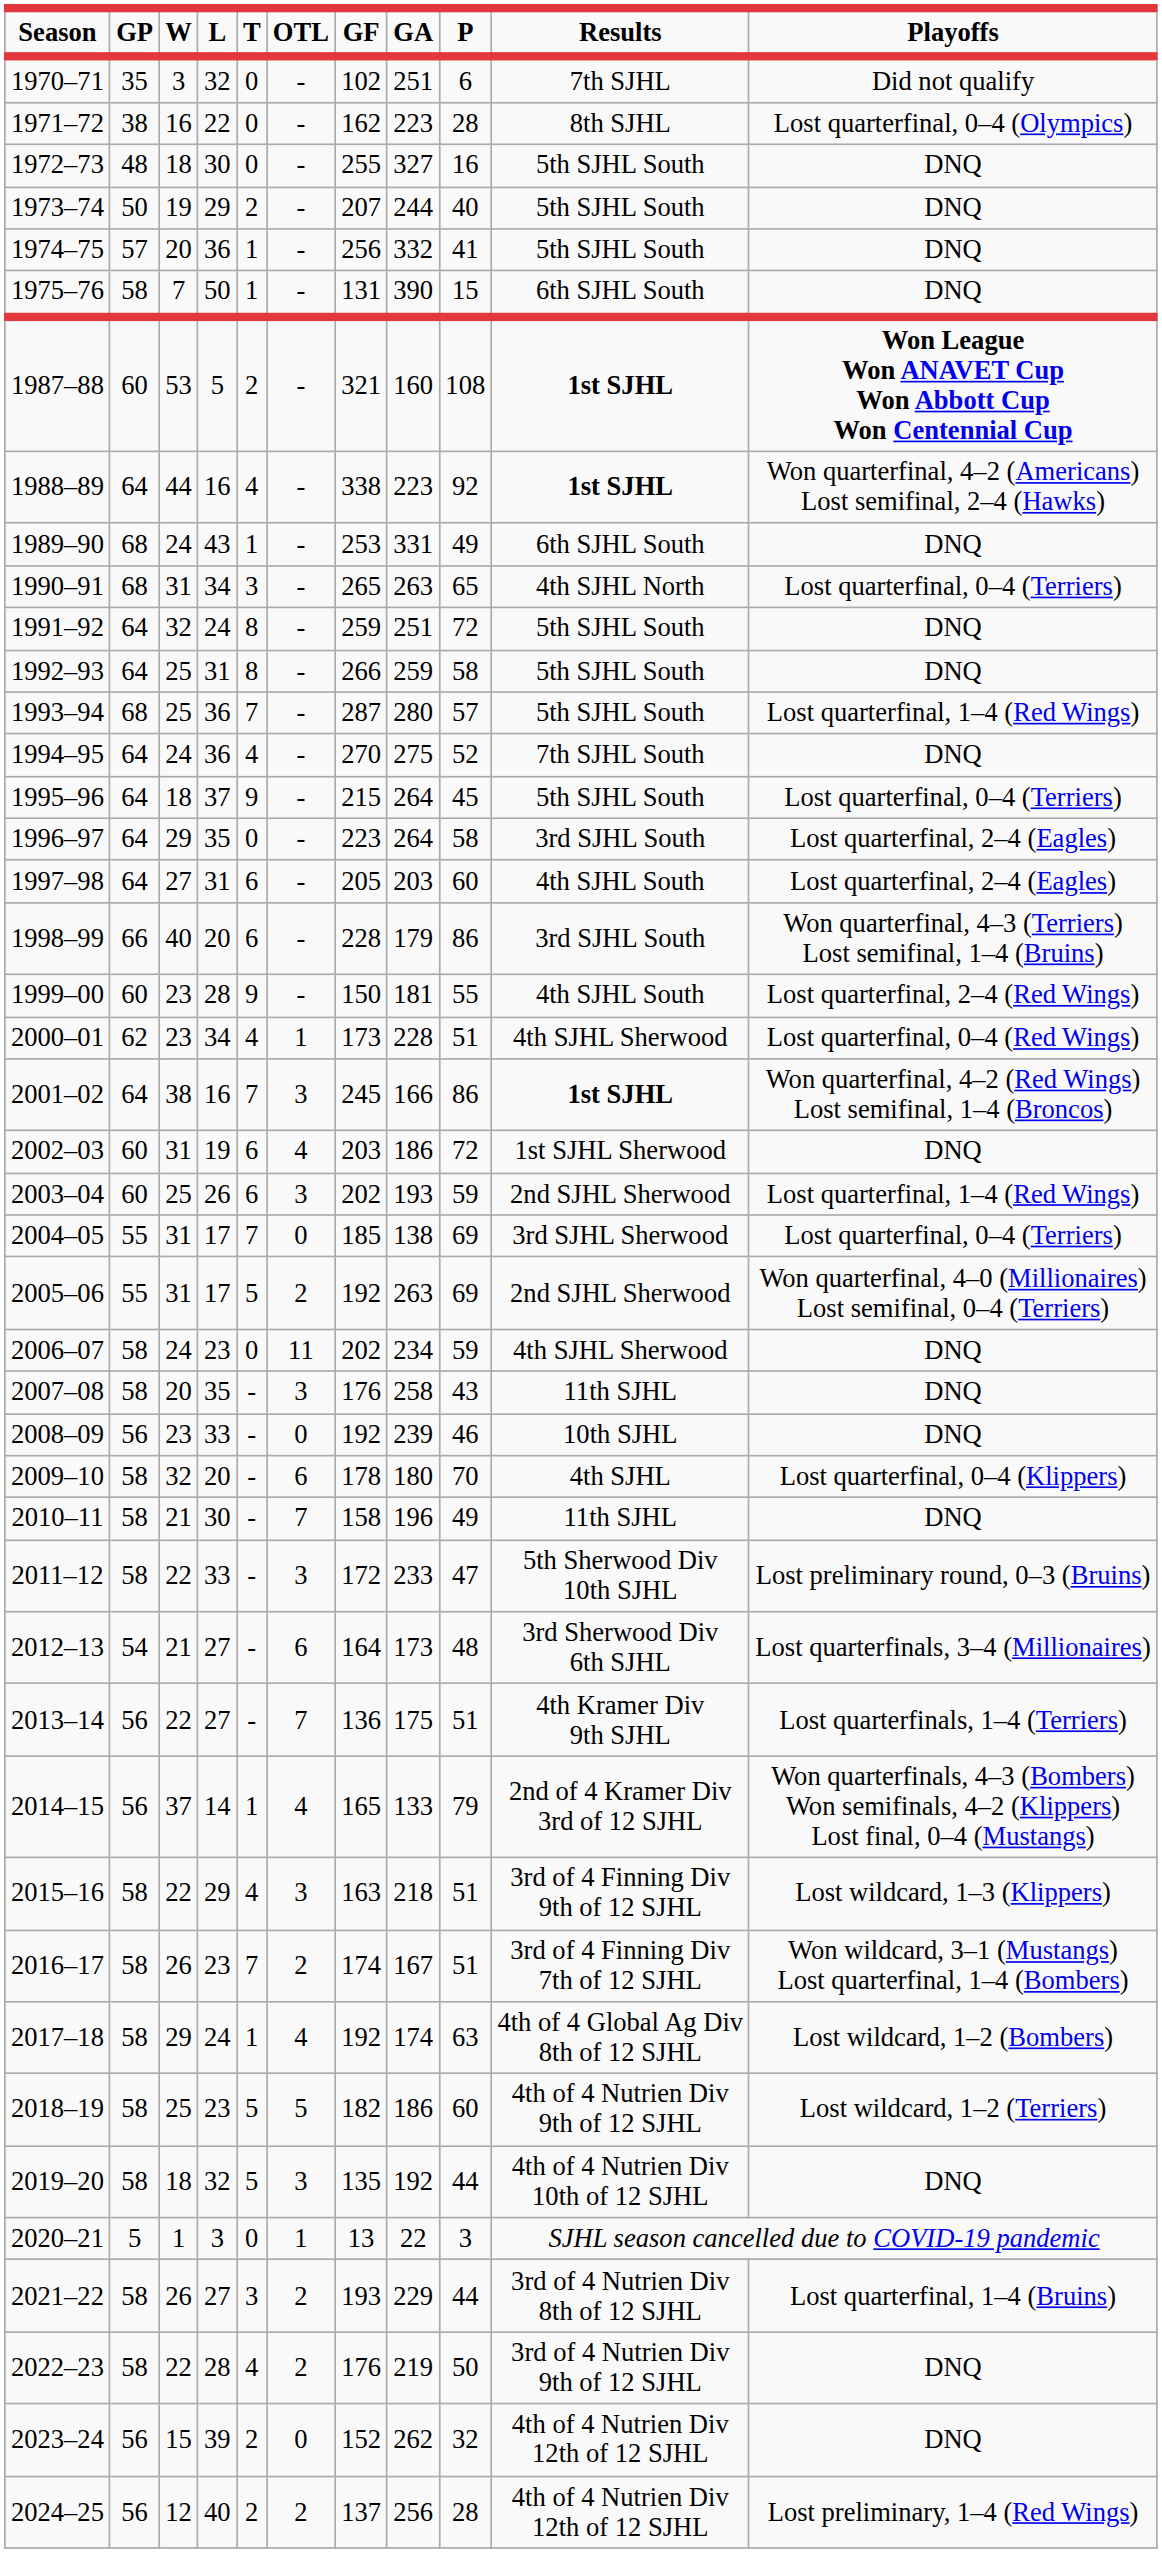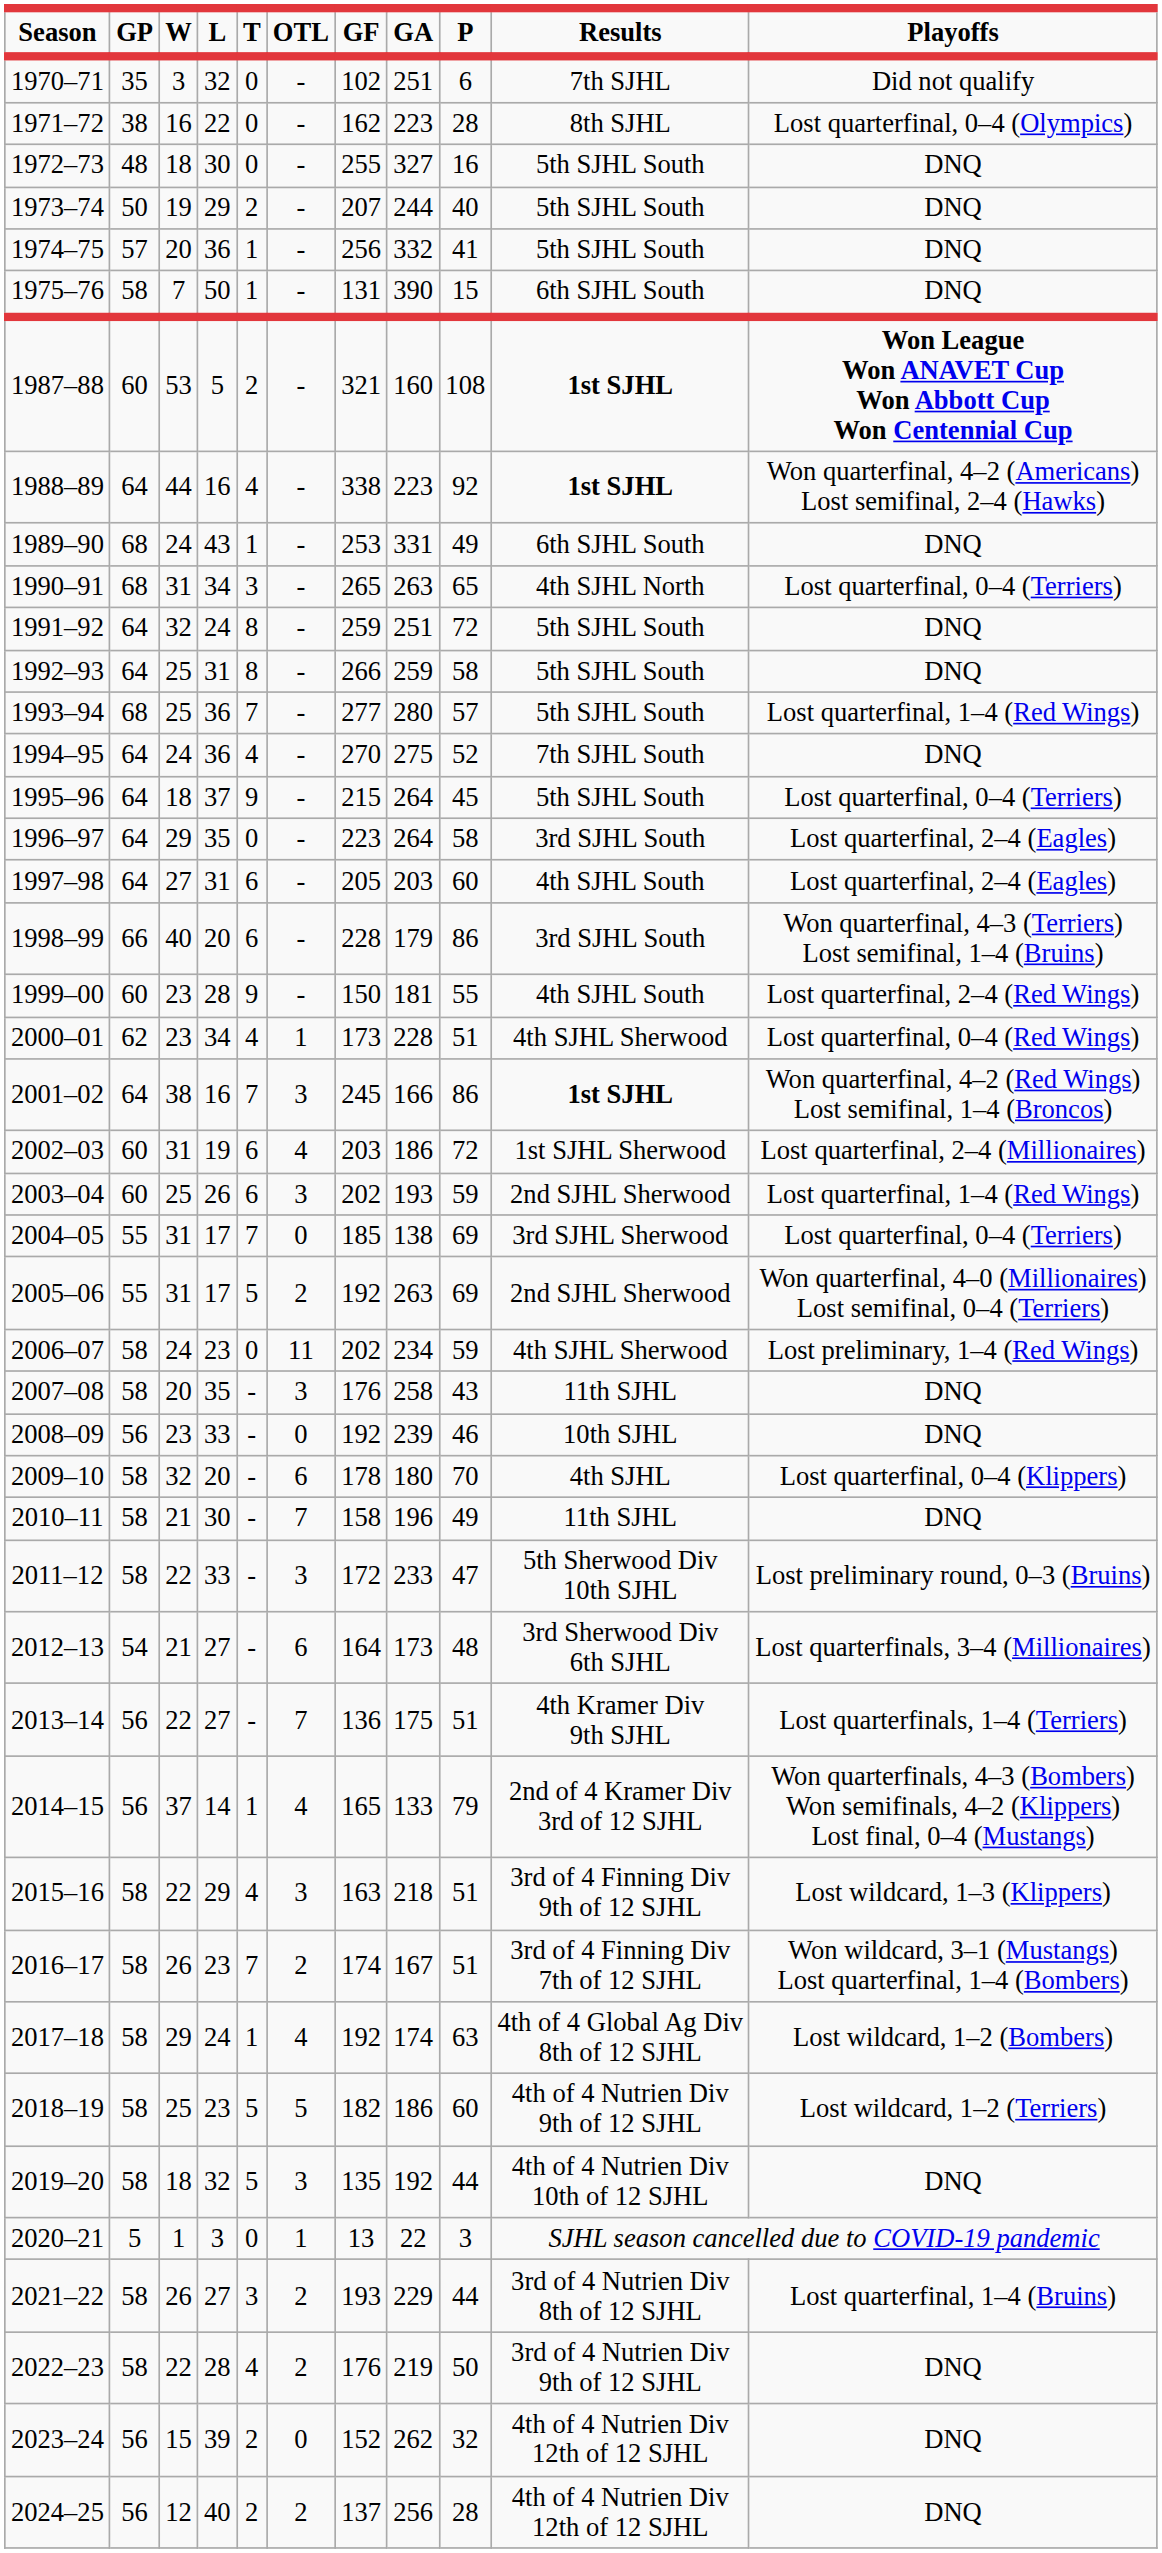(361, 712) 287 -> (361, 712) 277
(953, 1151) DNQ -> (953, 1151) Lost quarterfinal, 2–4 (Millionaires)
(953, 1349) DNQ -> (953, 1349) Lost preliminary, 1–4 (Red Wings)
(953, 2511) Lost preliminary, 1–4 (Red Wings) -> (953, 2511) DNQ
